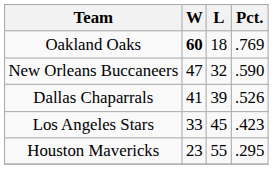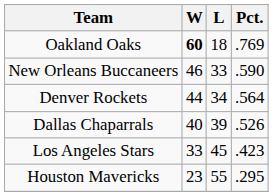(194, 71) 47 -> (194, 71) 46
(219, 71) 32 -> (219, 71) 33
+ row: (93, 97)
(194, 97) 41 -> (194, 124) 40
